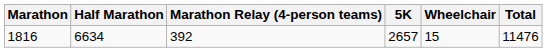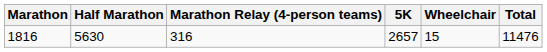(89, 36) 6634 -> (89, 36) 5630
(181, 36) 392 -> (181, 36) 316
